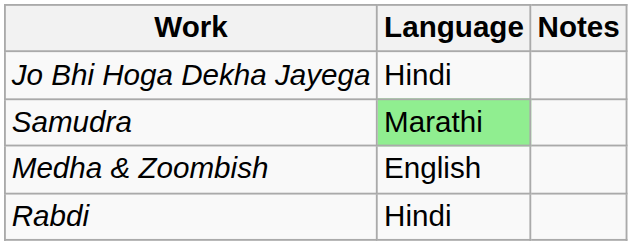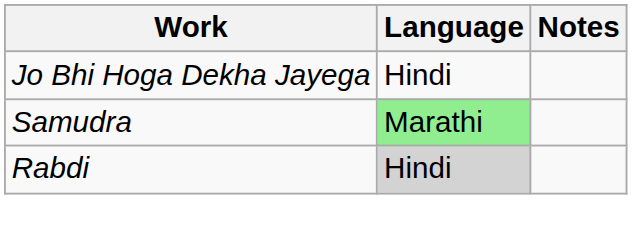- row: (140, 168)
(418, 215) no background -> (418, 168) lightgrey background
